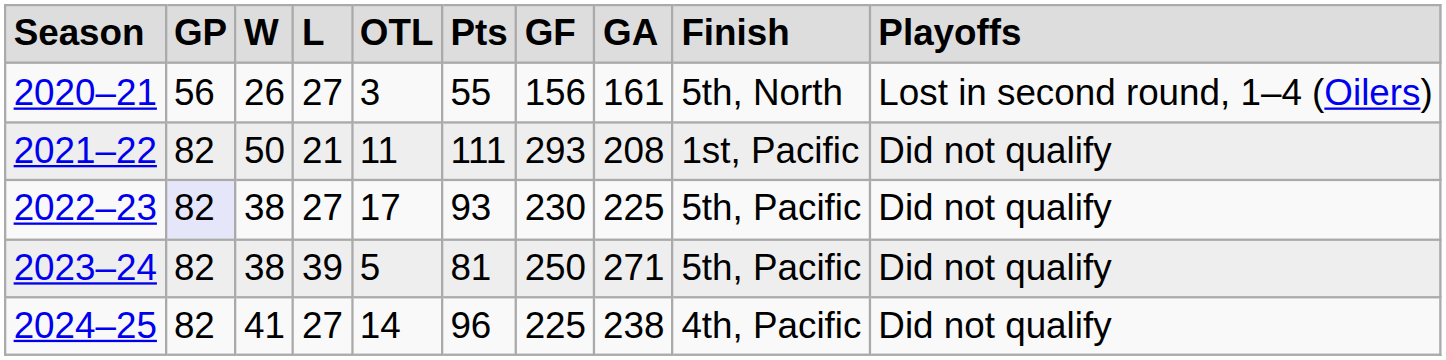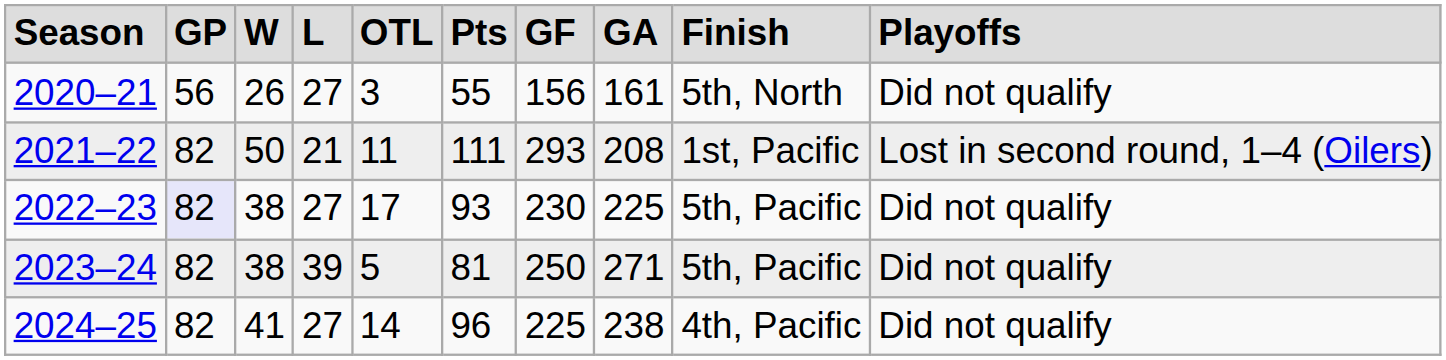(1156, 92) Lost in second round, 1–4 (Oilers) -> (995, 92) Did not qualify
(995, 150) Did not qualify -> (1156, 150) Lost in second round, 1–4 (Oilers)
